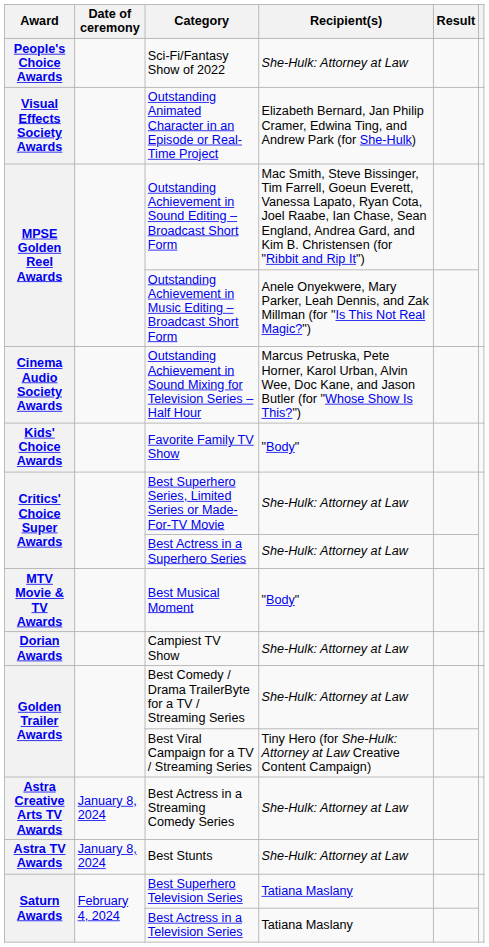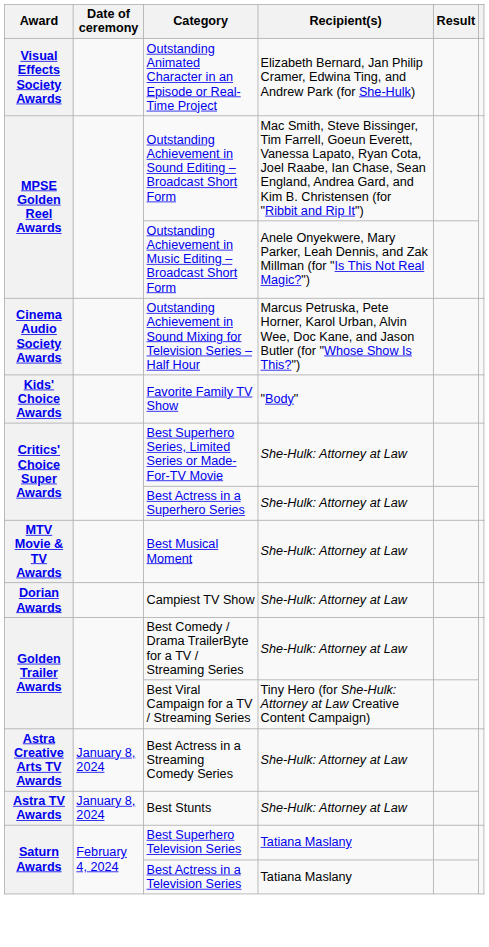- row: (188, 63)
(280, 600) "Body" -> (334, 551) She-Hulk: Attorney at Law
